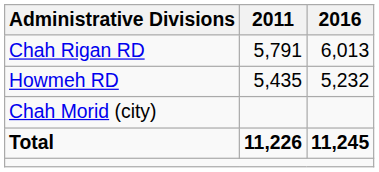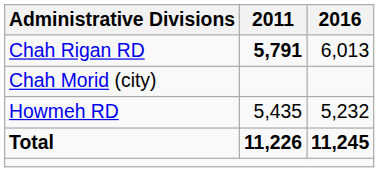(278, 50) normal -> (278, 50) bold
rows swapped: (64, 81) <-> (83, 111)
